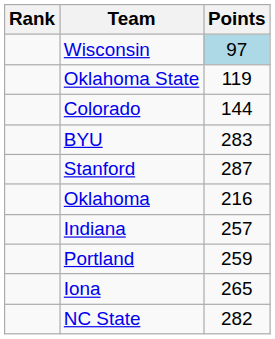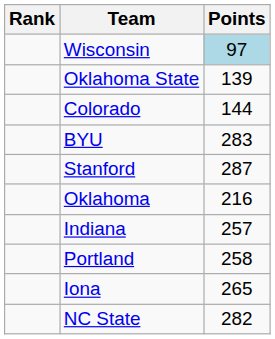(237, 79) 119 -> (237, 79) 139
(237, 259) 259 -> (237, 259) 258
